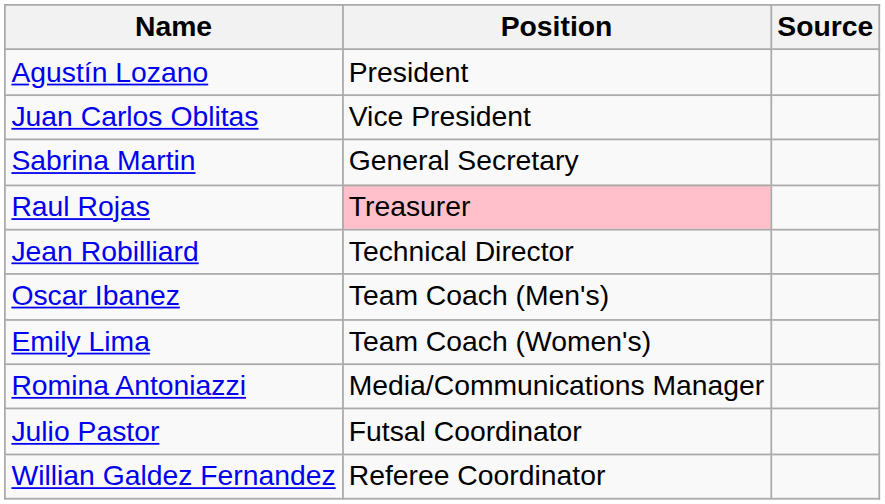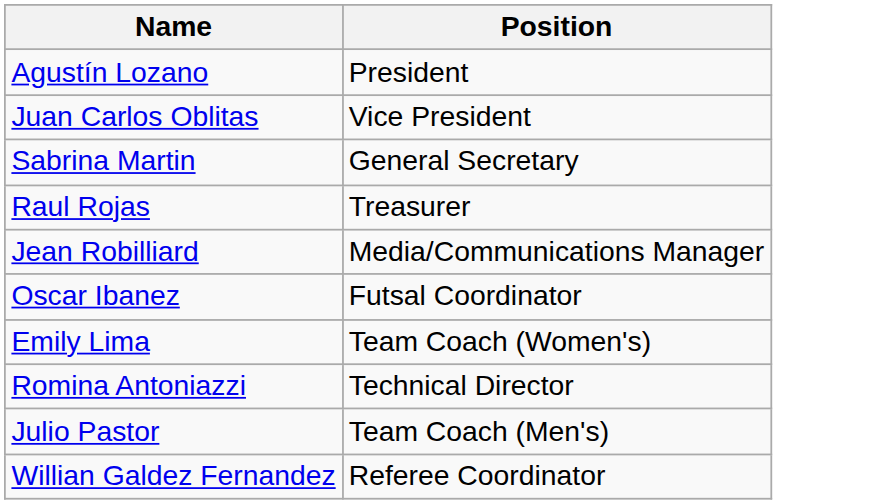- column: (825, 26)
(410, 206) pink background -> (410, 206) no background
(461, 251) Technical Director -> (557, 251) Media/Communications Manager
(479, 296) Team Coach (Men's) -> (465, 296) Futsal Coordinator
(557, 386) Media/Communications Manager -> (461, 386) Technical Director
(465, 431) Futsal Coordinator -> (479, 431) Team Coach (Men's)
